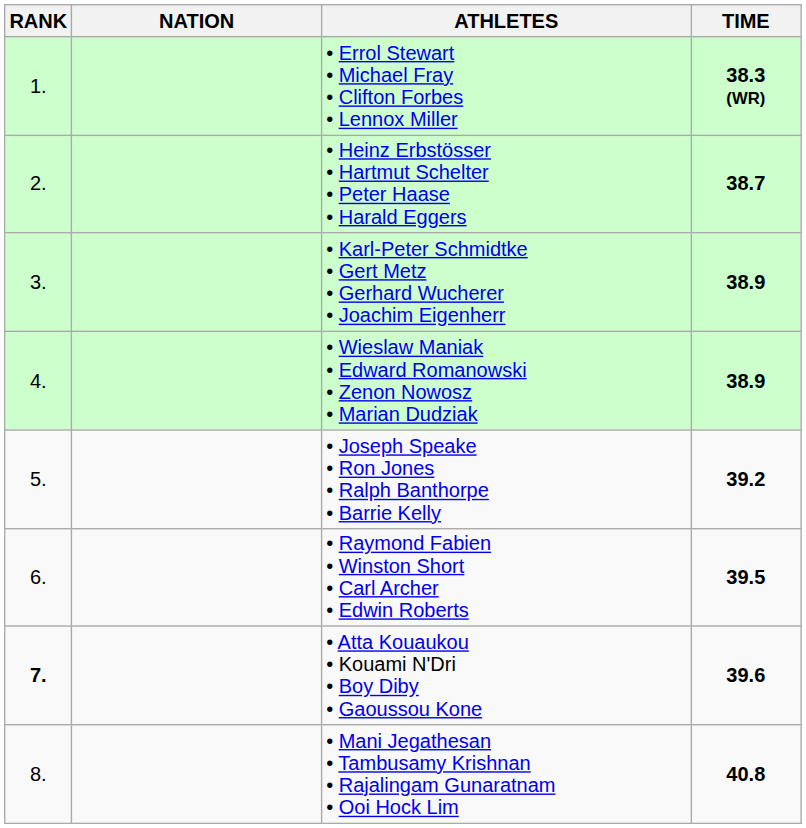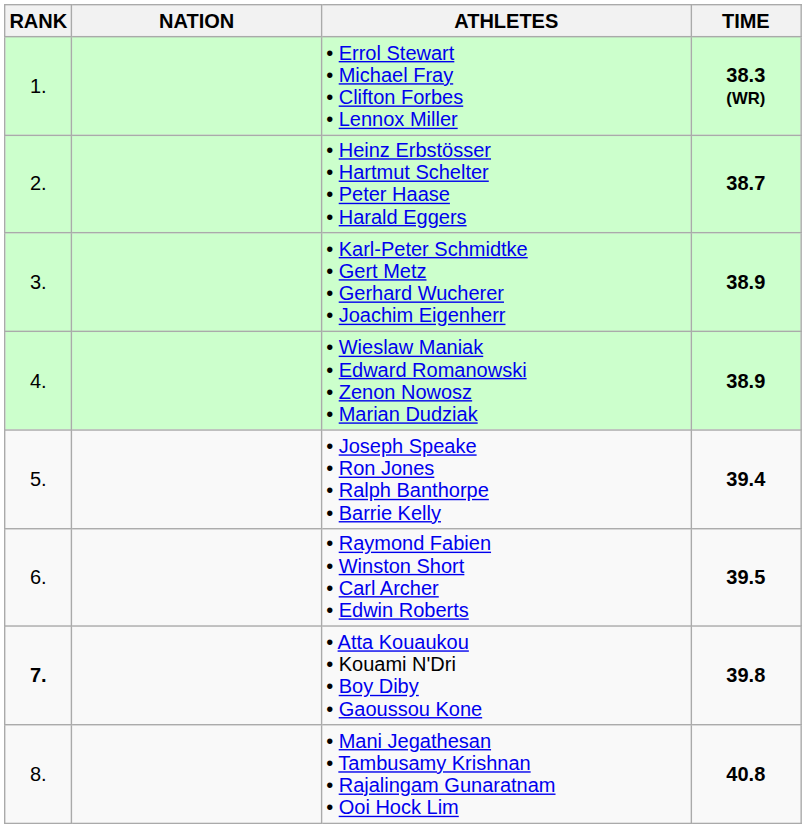(746, 479) 39.2 -> (746, 479) 39.4
(746, 676) 39.6 -> (746, 676) 39.8
